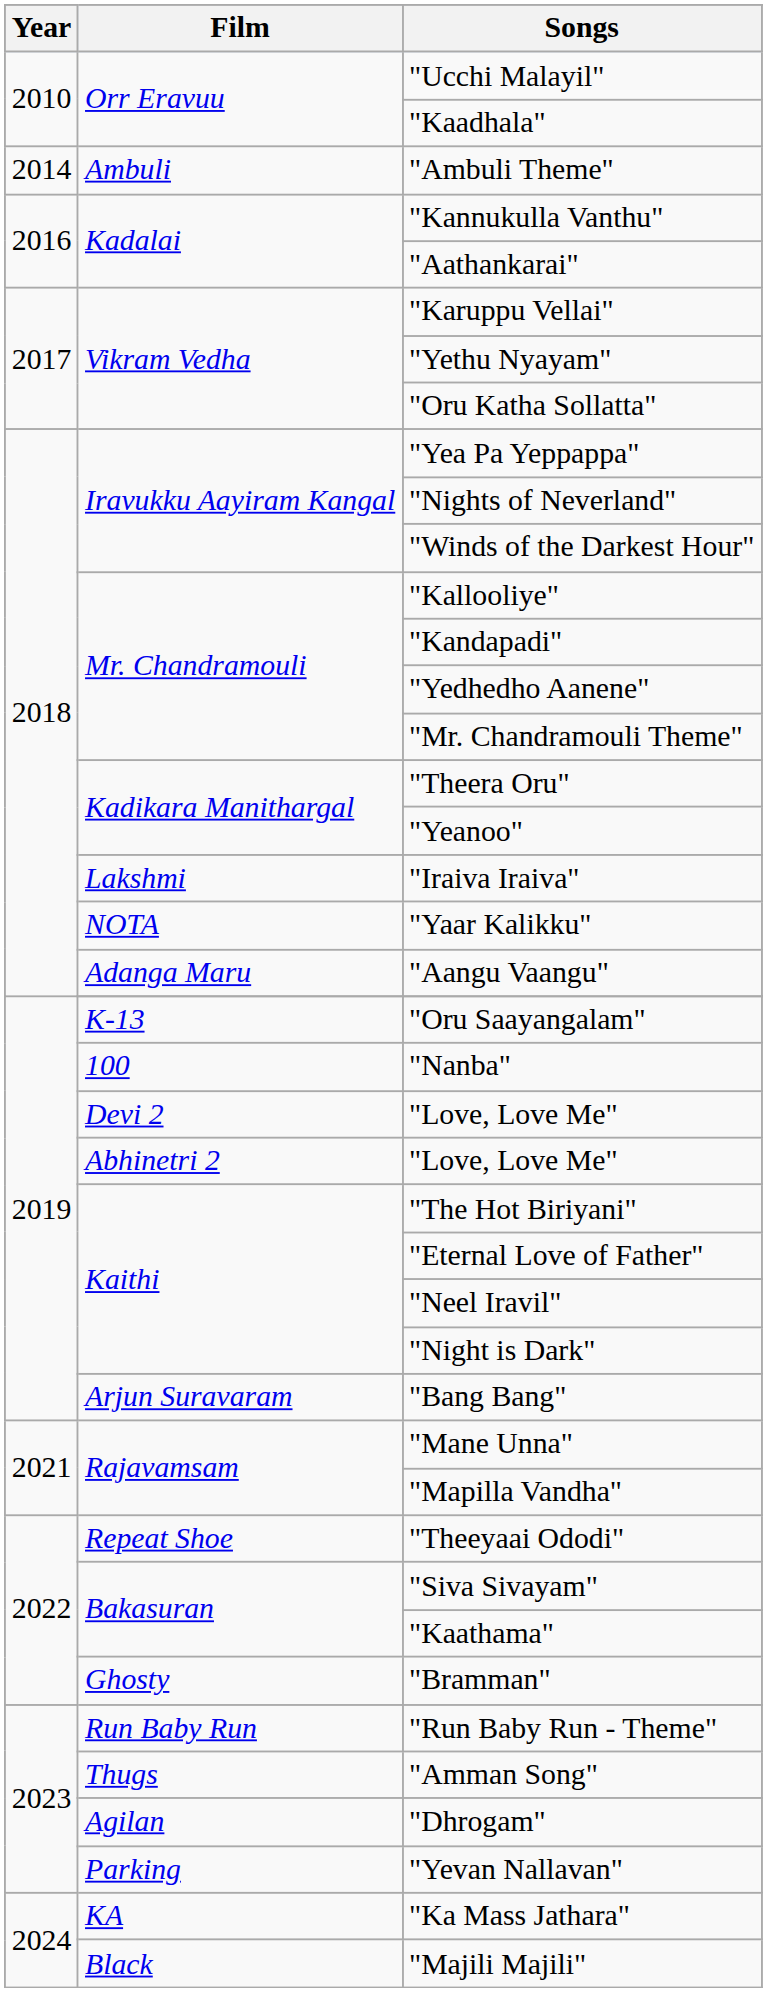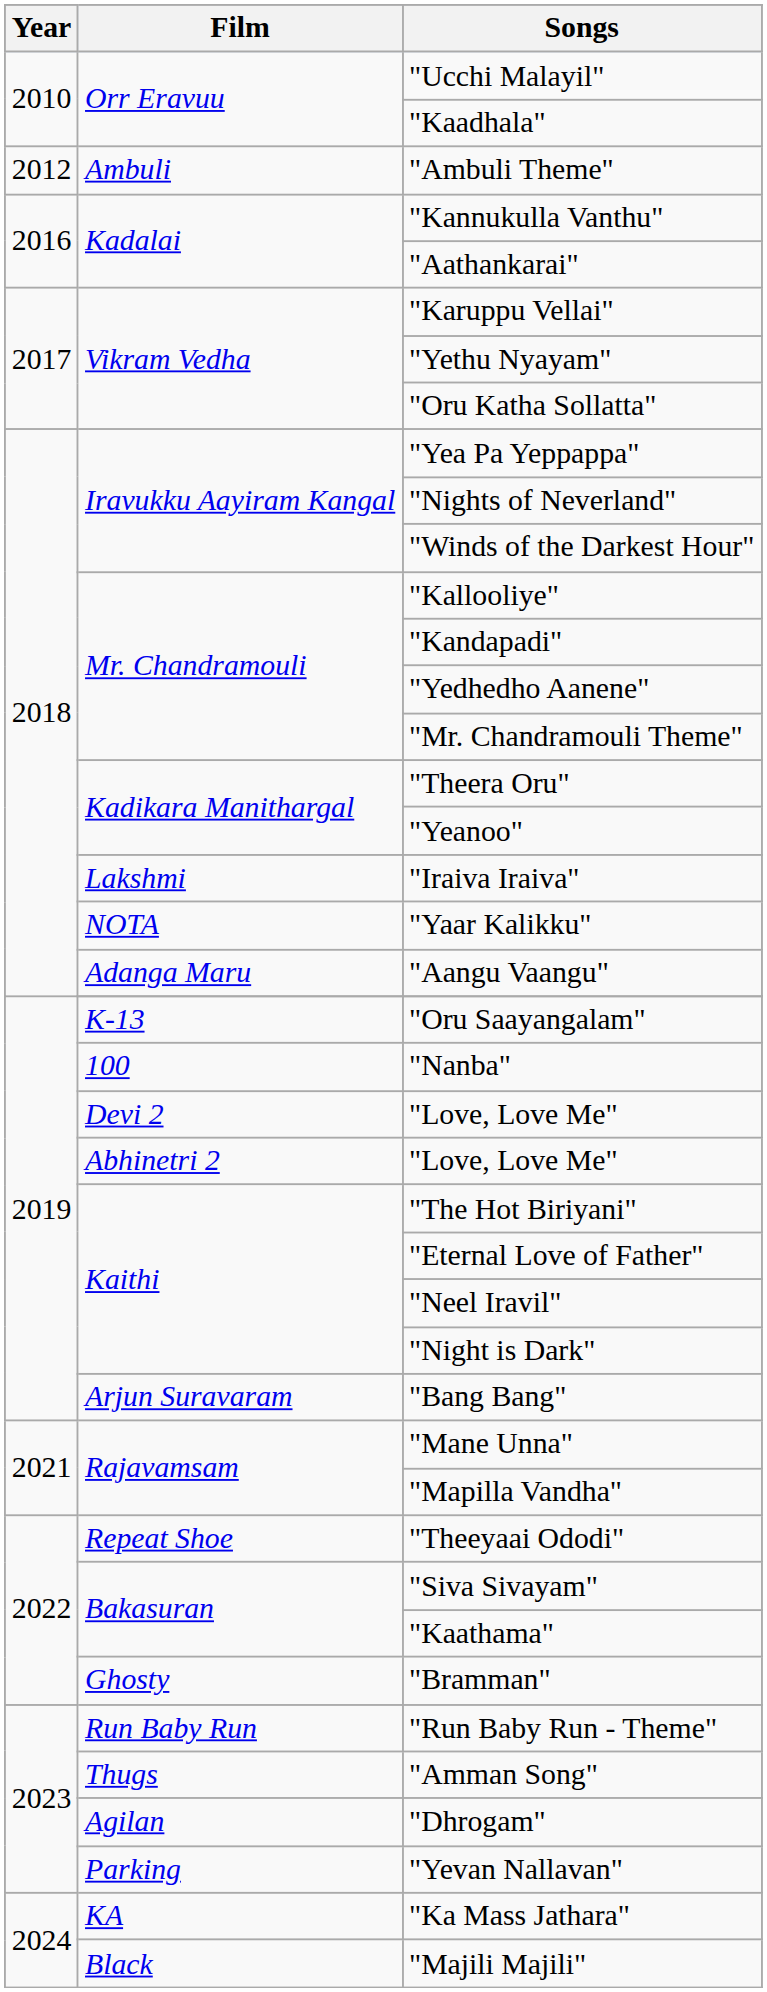(42, 169) 2014 -> (42, 169) 2012
